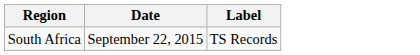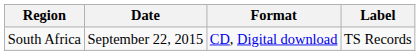+ column: (274, 15)
